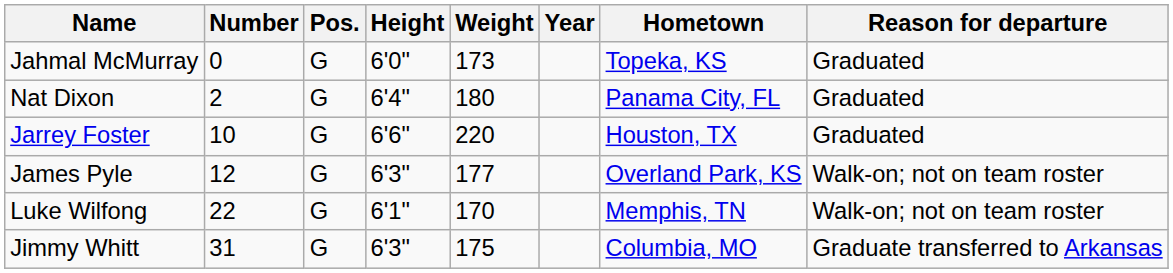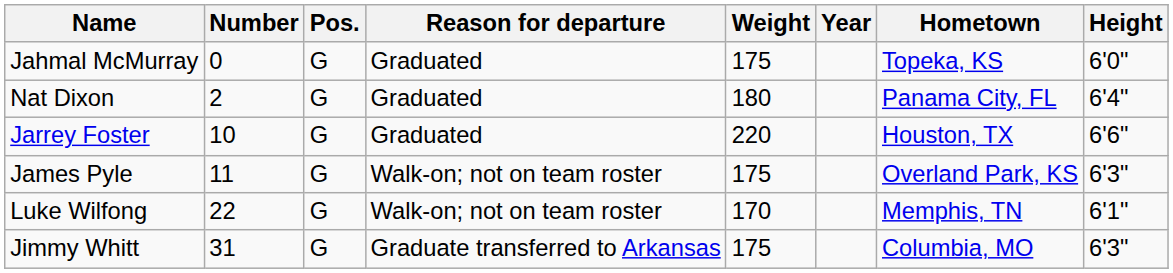columns swapped: (407, 23) <-> (988, 23)
(475, 60) 173 -> (751, 60) 175
(222, 173) 12 -> (222, 173) 11
(475, 173) 177 -> (751, 173) 175
